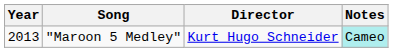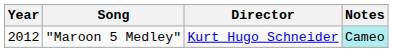(24, 37) 2013 -> (24, 37) 2012
